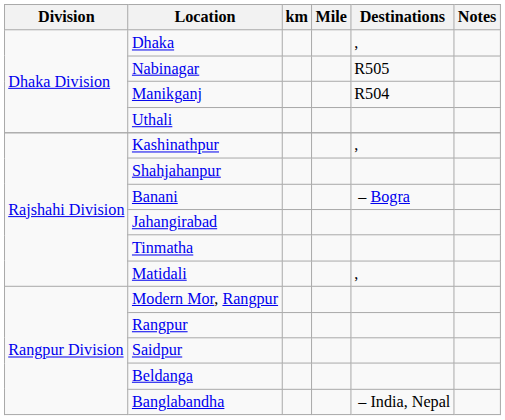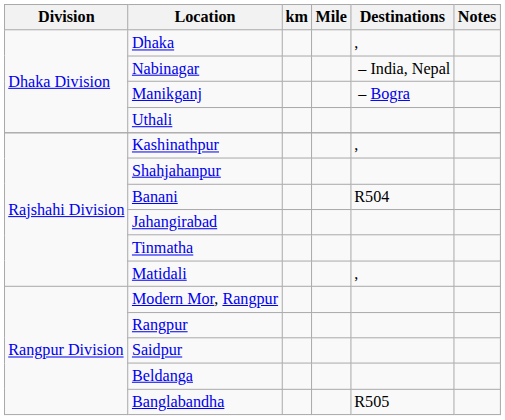(372, 68) R505 -> (402, 68) – India, Nepal
(372, 94) R504 -> (382, 94) – Bogra
(382, 196) – Bogra -> (372, 196) R504
(402, 401) – India, Nepal -> (372, 401) R505
